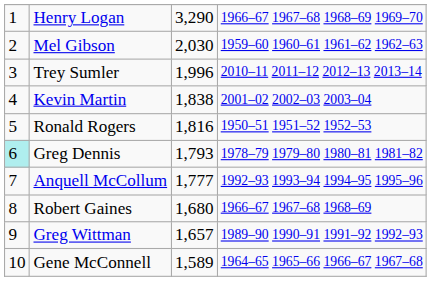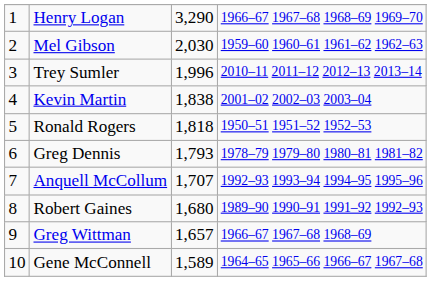(194, 126) 1,816 -> (194, 126) 1,818
(13, 153) paleturquoise background -> (13, 153) no background
(194, 180) 1,777 -> (194, 180) 1,707
(296, 208) 1966–67 1967–68 1968–69 -> (322, 208) 1989–90 1990–91 1991–92 1992–93
(322, 235) 1989–90 1990–91 1991–92 1992–93 -> (296, 235) 1966–67 1967–68 1968–69
